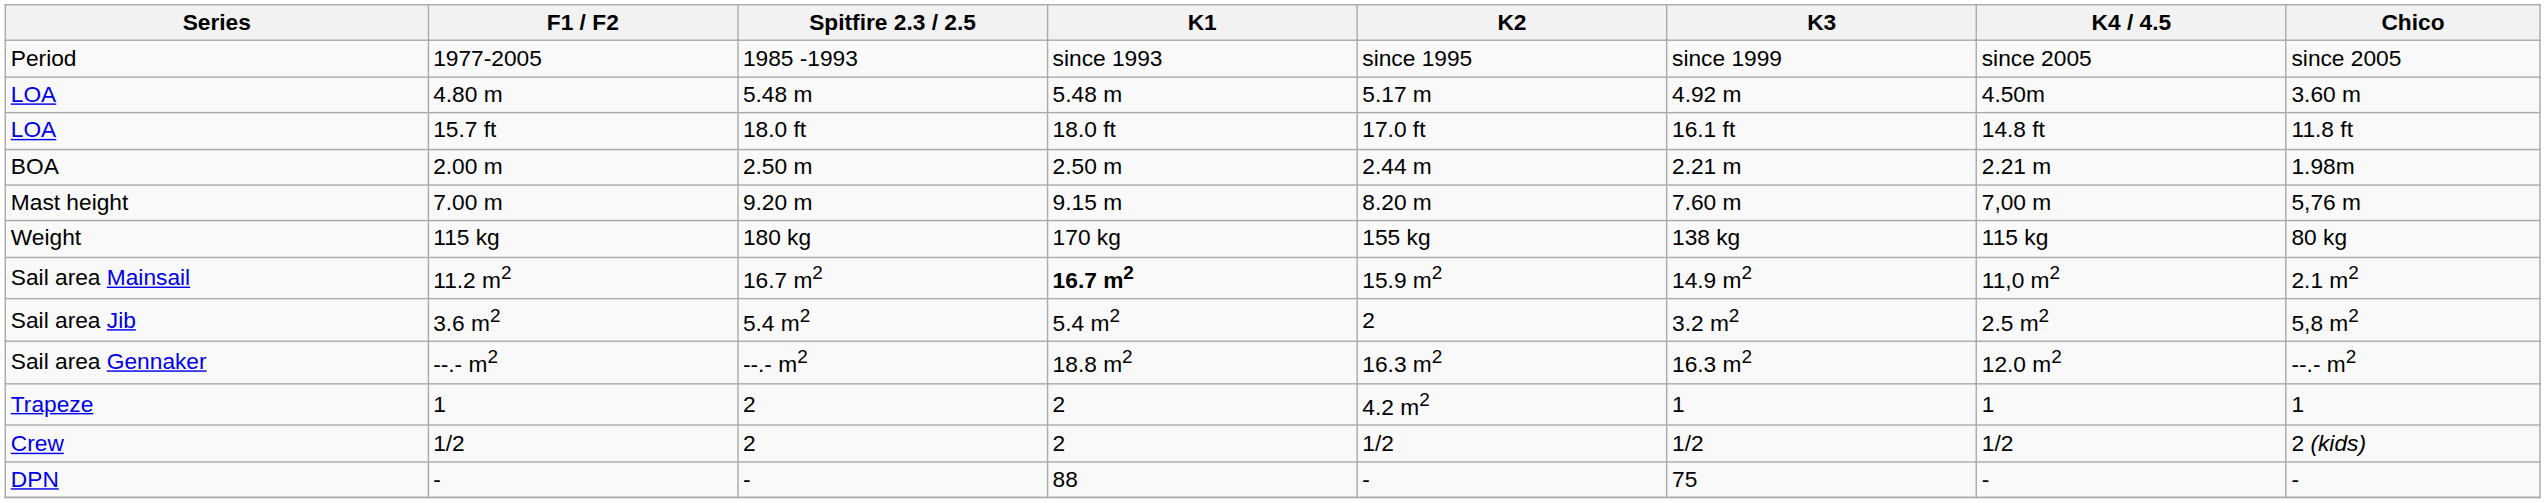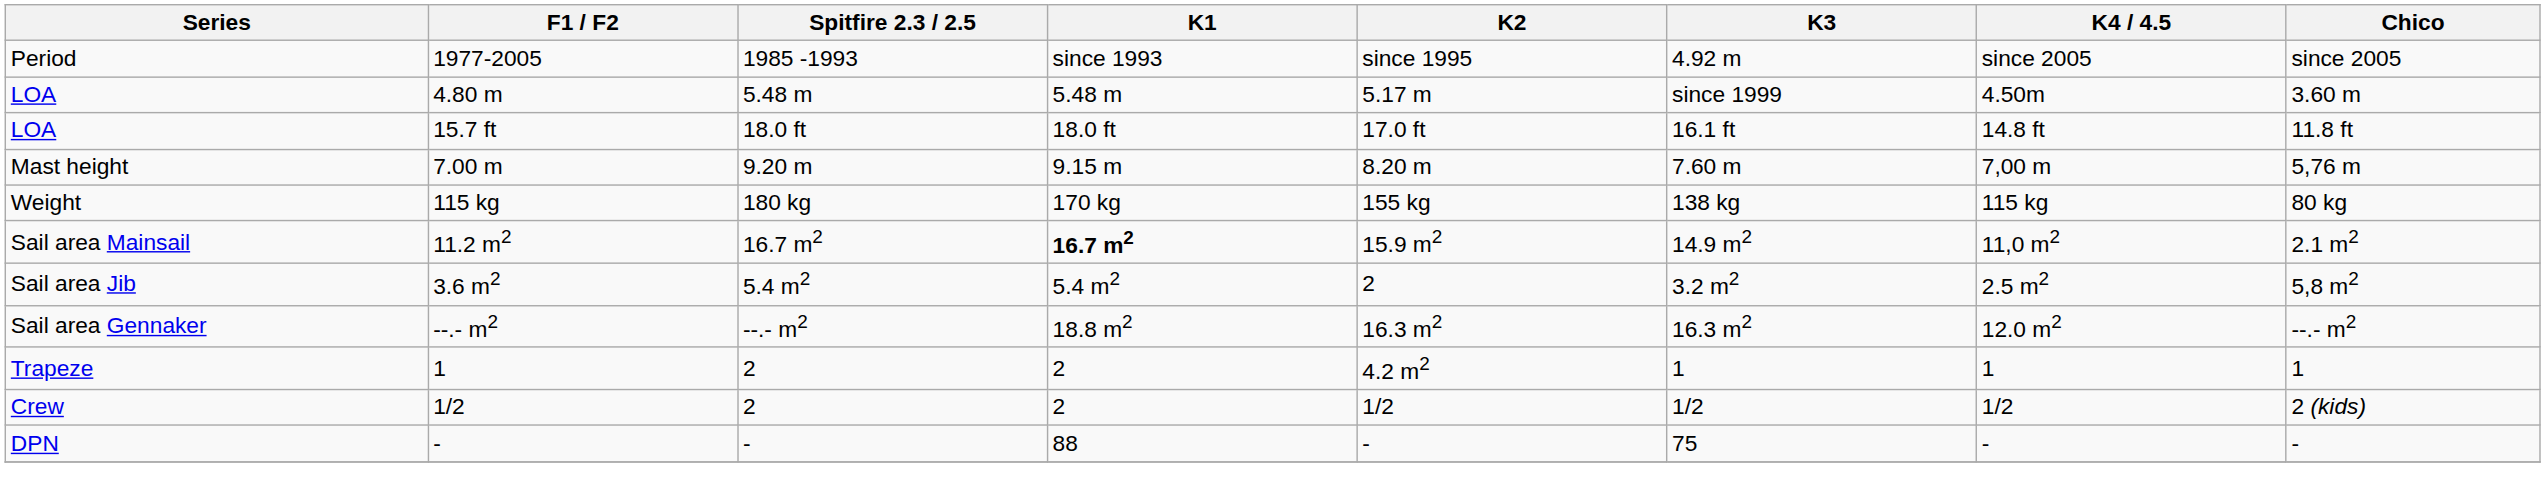(1727, 58) since 1999 -> (1707, 58) 4.92 m
(1707, 94) 4.92 m -> (1727, 94) since 1999
- row: (35, 166)
